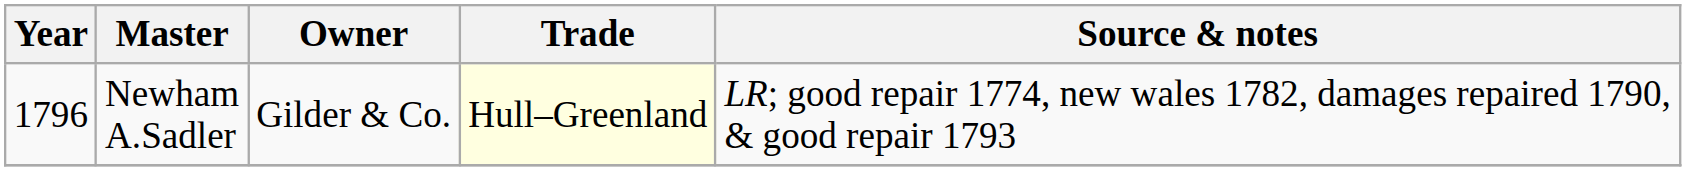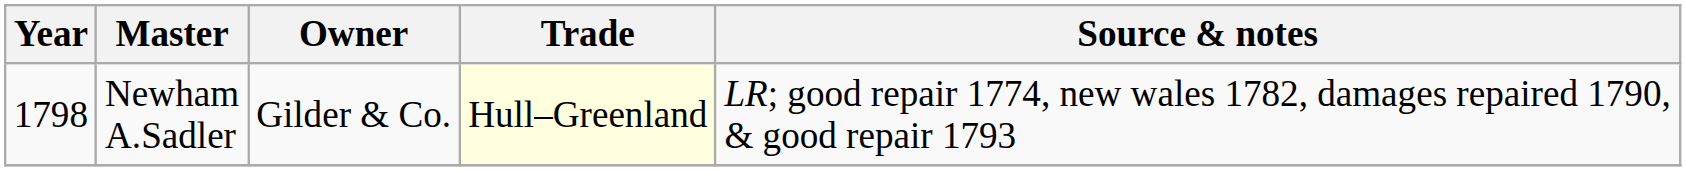(51, 113) 1796 -> (51, 113) 1798
